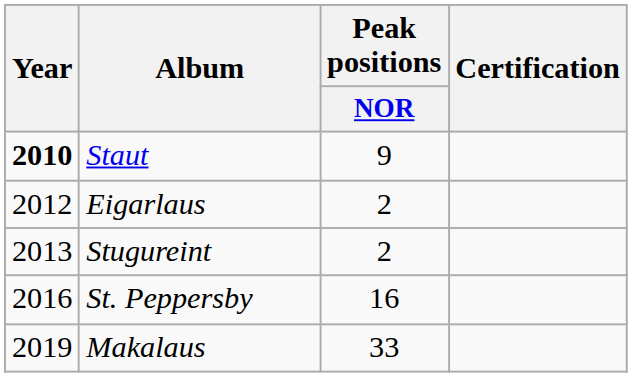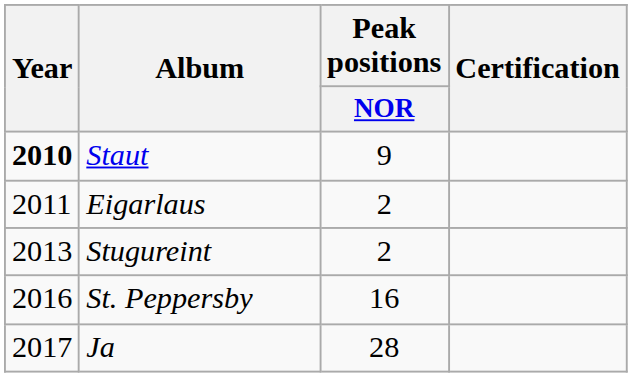(42, 203) 2012 -> (42, 203) 2011
+ row: (101, 347)
- row: (146, 347)
